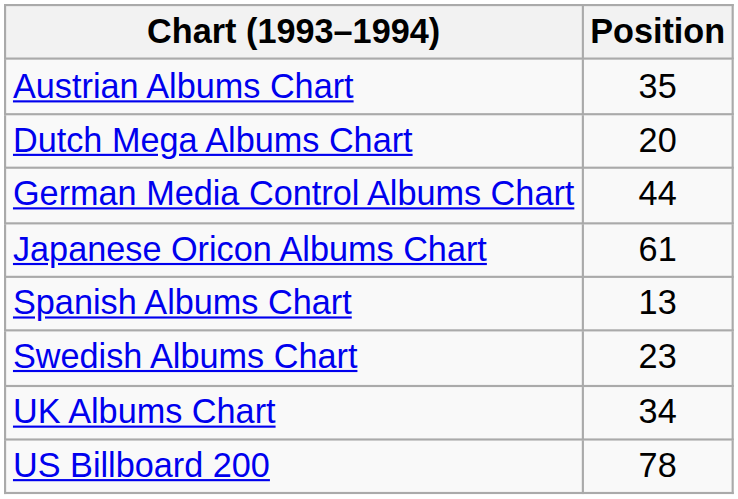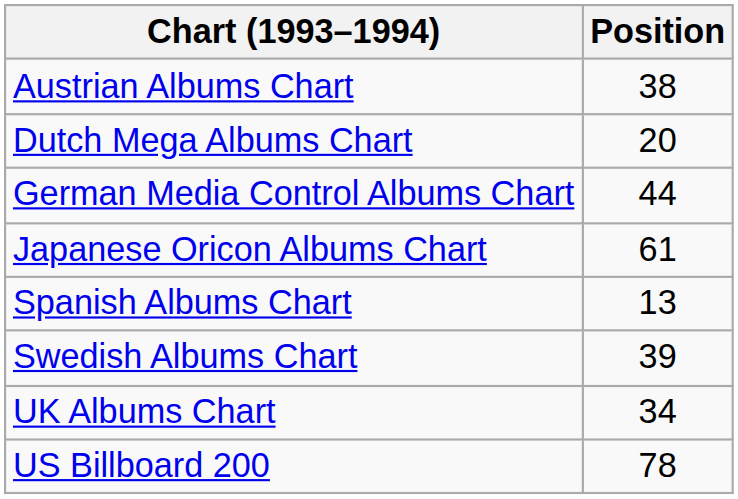(658, 85) 35 -> (658, 85) 38
(658, 357) 23 -> (658, 357) 39
